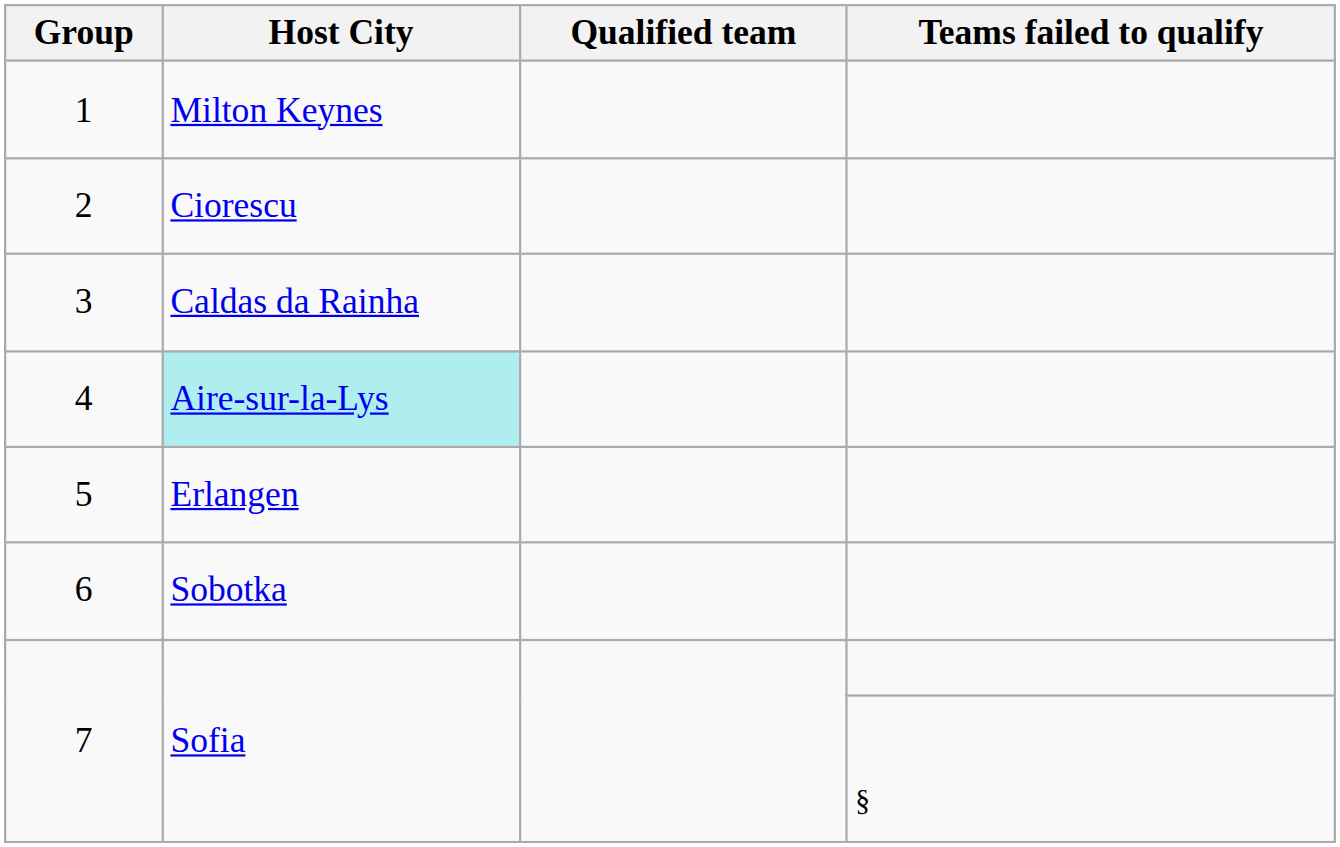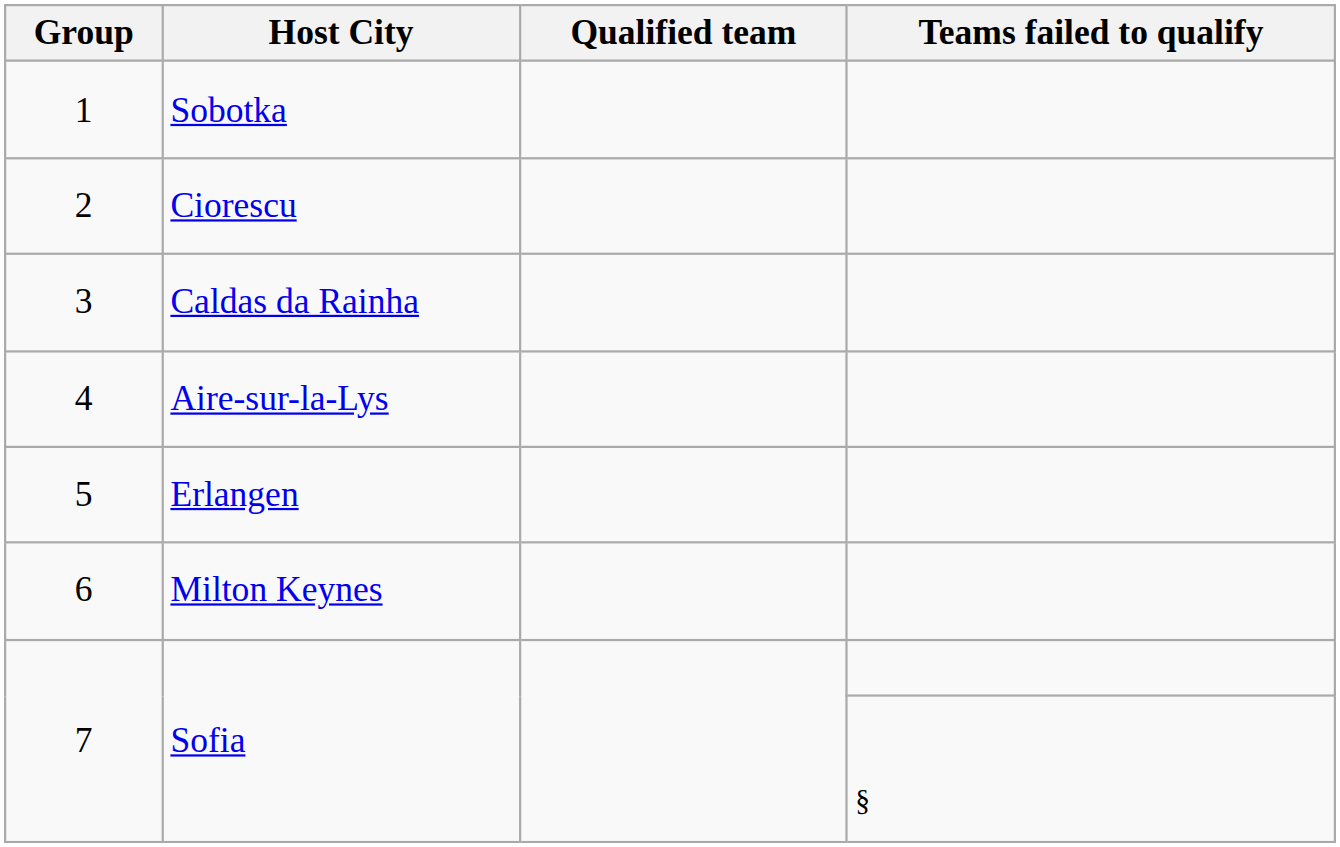(276, 108) Milton Keynes -> (229, 108) Sobotka
(280, 397) paleturquoise background -> (280, 397) no background
(229, 590) Sobotka -> (276, 590) Milton Keynes
